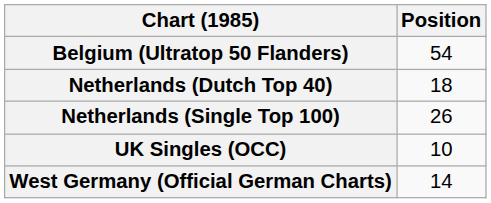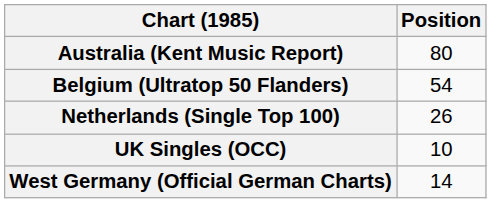+ row: (201, 52)
- row: (201, 85)
